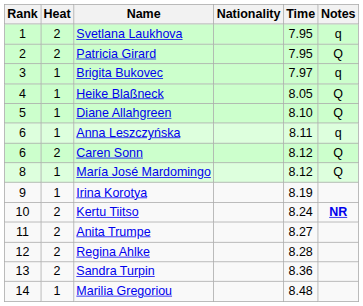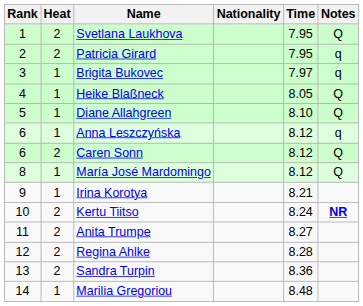(338, 34) q -> (338, 34) Q
(338, 53) Q -> (338, 53) q
(301, 133) 8.11 -> (301, 133) 8.12
(301, 192) 8.19 -> (301, 192) 8.21
